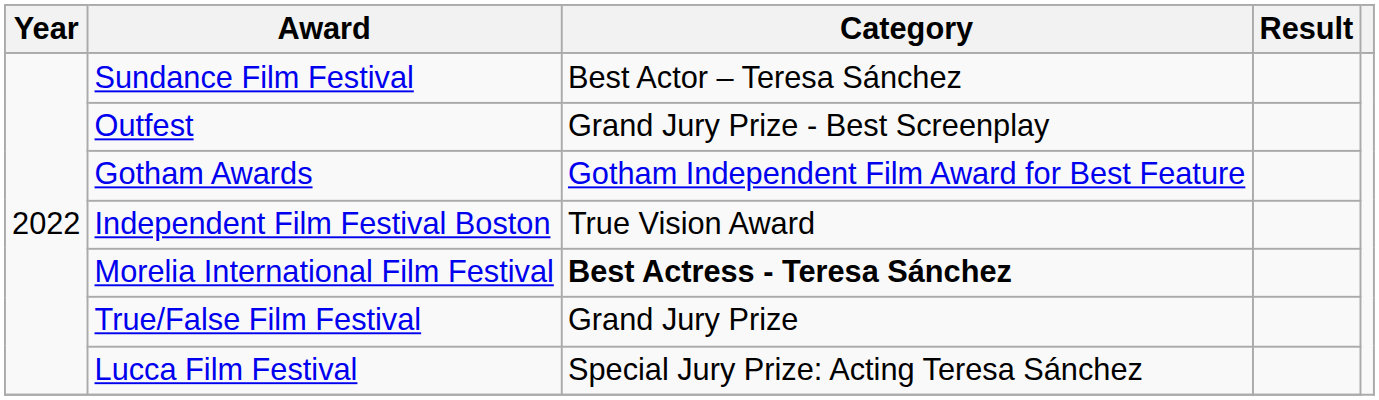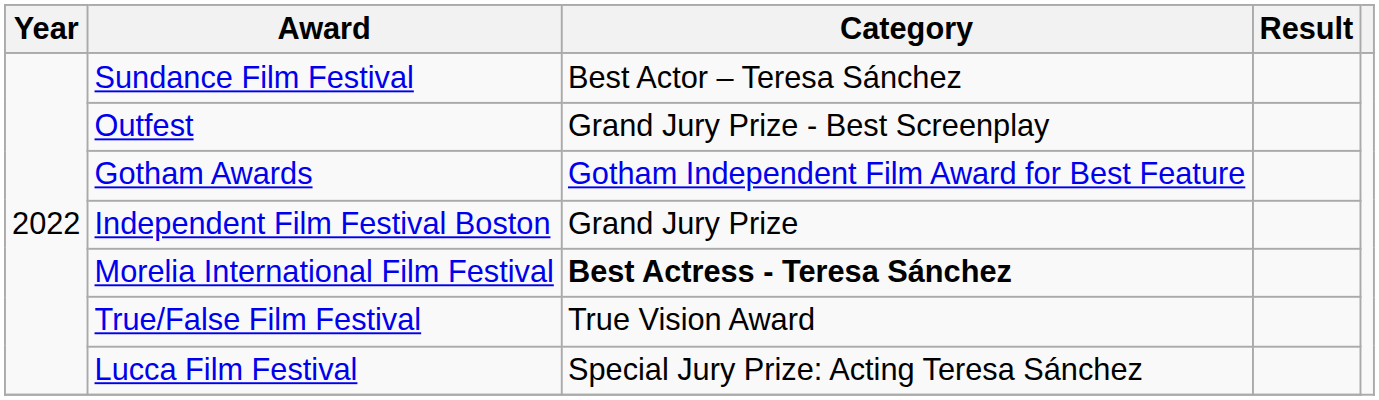(691, 223) True Vision Award -> (683, 223) Grand Jury Prize
(683, 321) Grand Jury Prize -> (691, 321) True Vision Award
